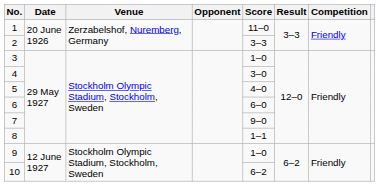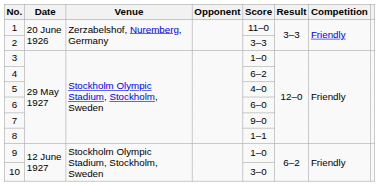(258, 74) 3–0 -> (258, 74) 6–2
(258, 171) 6–2 -> (258, 171) 3–0
